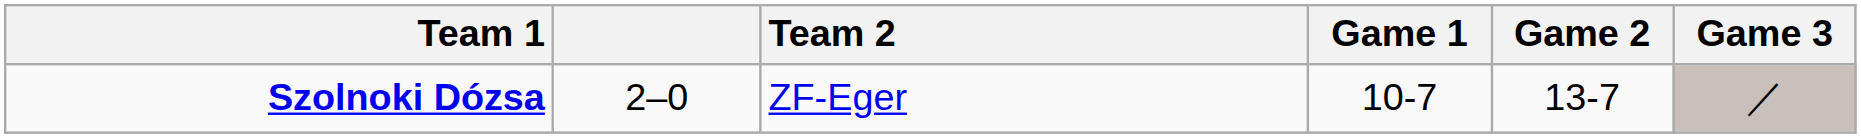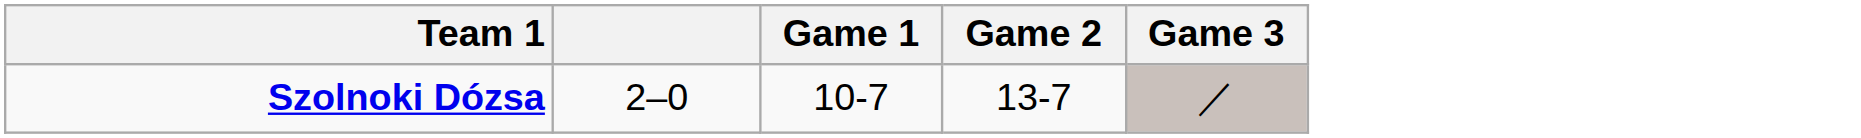- column: (832, 34)
